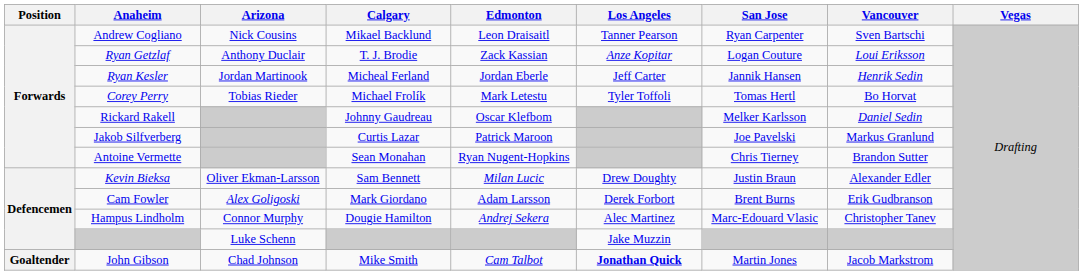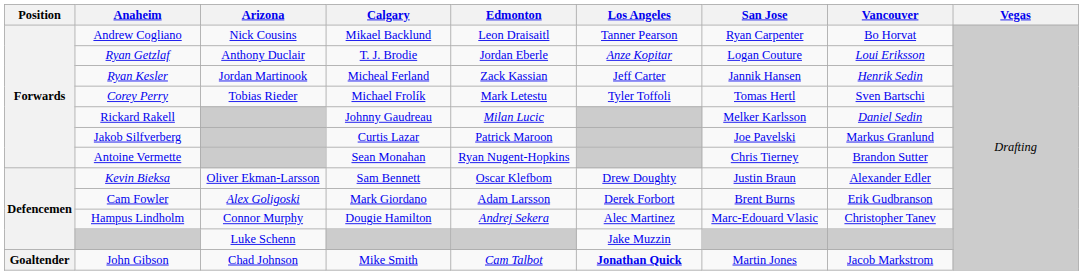(890, 35) Sven Bartschi -> (890, 35) Bo Horvat
(514, 55) Zack Kassian -> (514, 55) Jordan Eberle
(514, 76) Jordan Eberle -> (514, 76) Zack Kassian
(890, 96) Bo Horvat -> (890, 96) Sven Bartschi
(514, 117) Oscar Klefbom -> (514, 117) Milan Lucic
(514, 178) Milan Lucic -> (514, 178) Oscar Klefbom
